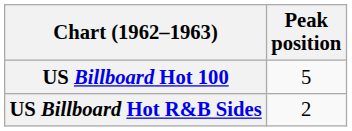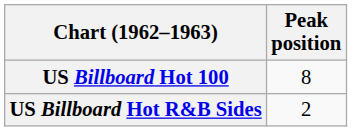(306, 76) 5 -> (306, 76) 8
